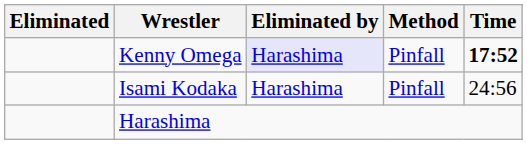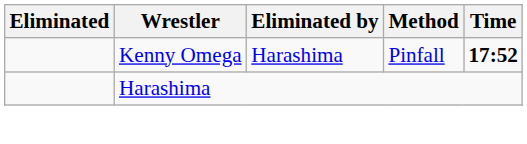(297, 54) lavender background -> (297, 54) no background
- row: (178, 88)
